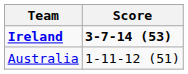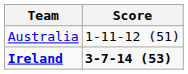rows swapped: (35, 37) <-> (43, 58)
